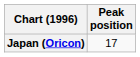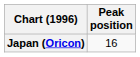(111, 43) 17 -> (111, 43) 16
